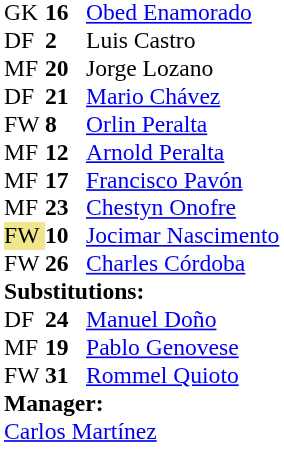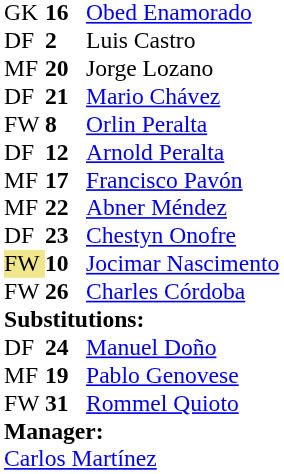(21, 152) MF -> (19, 152) DF
+ row: (156, 207)
(21, 207) MF -> (19, 235) DF
